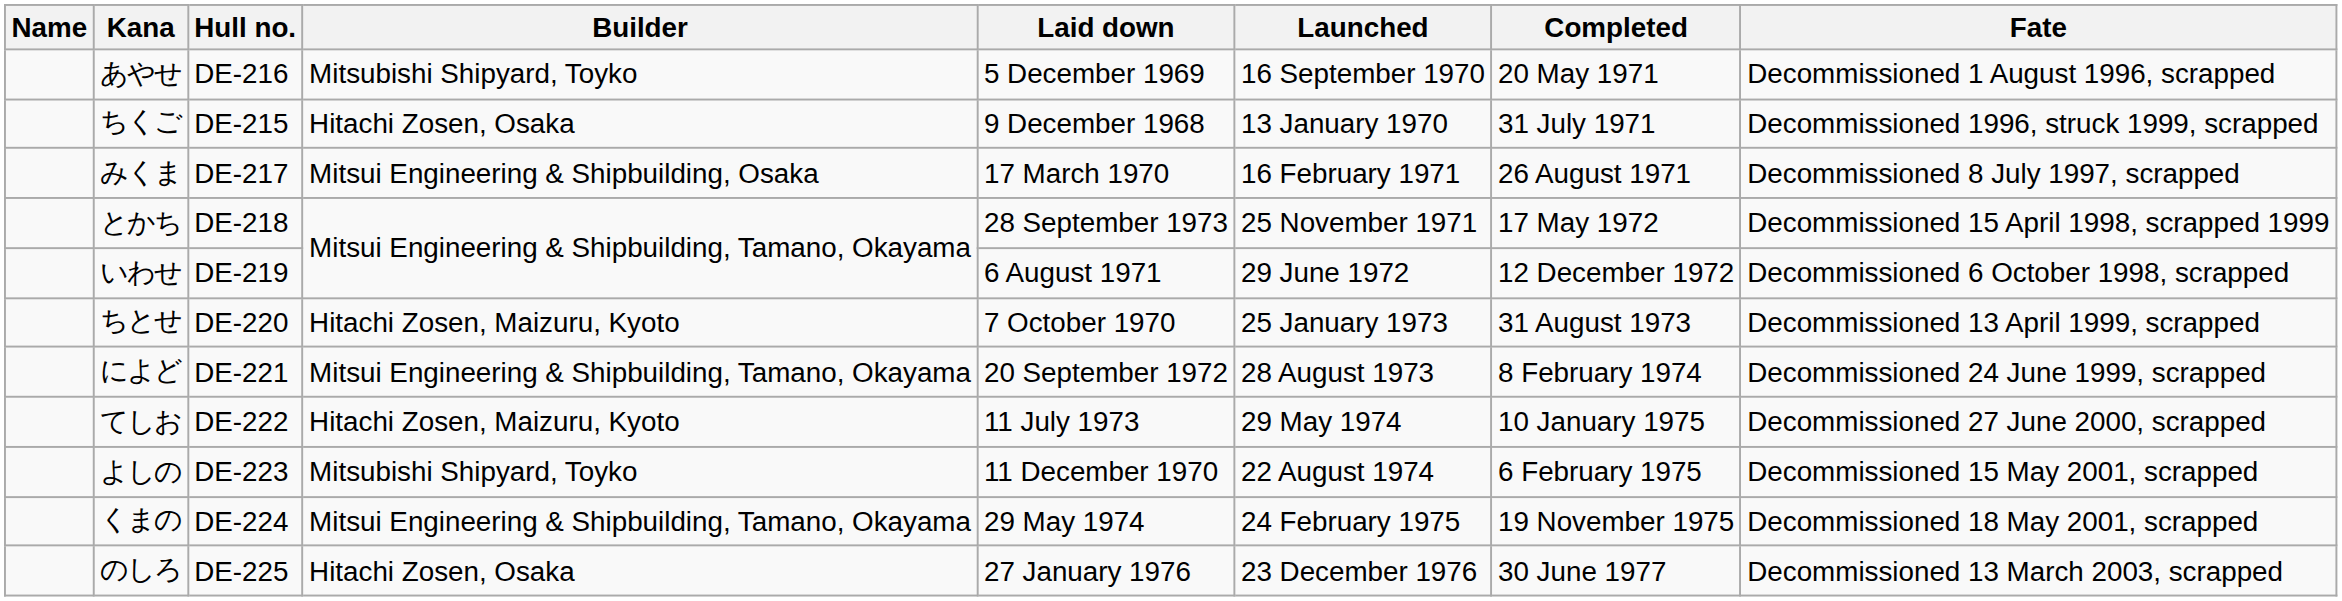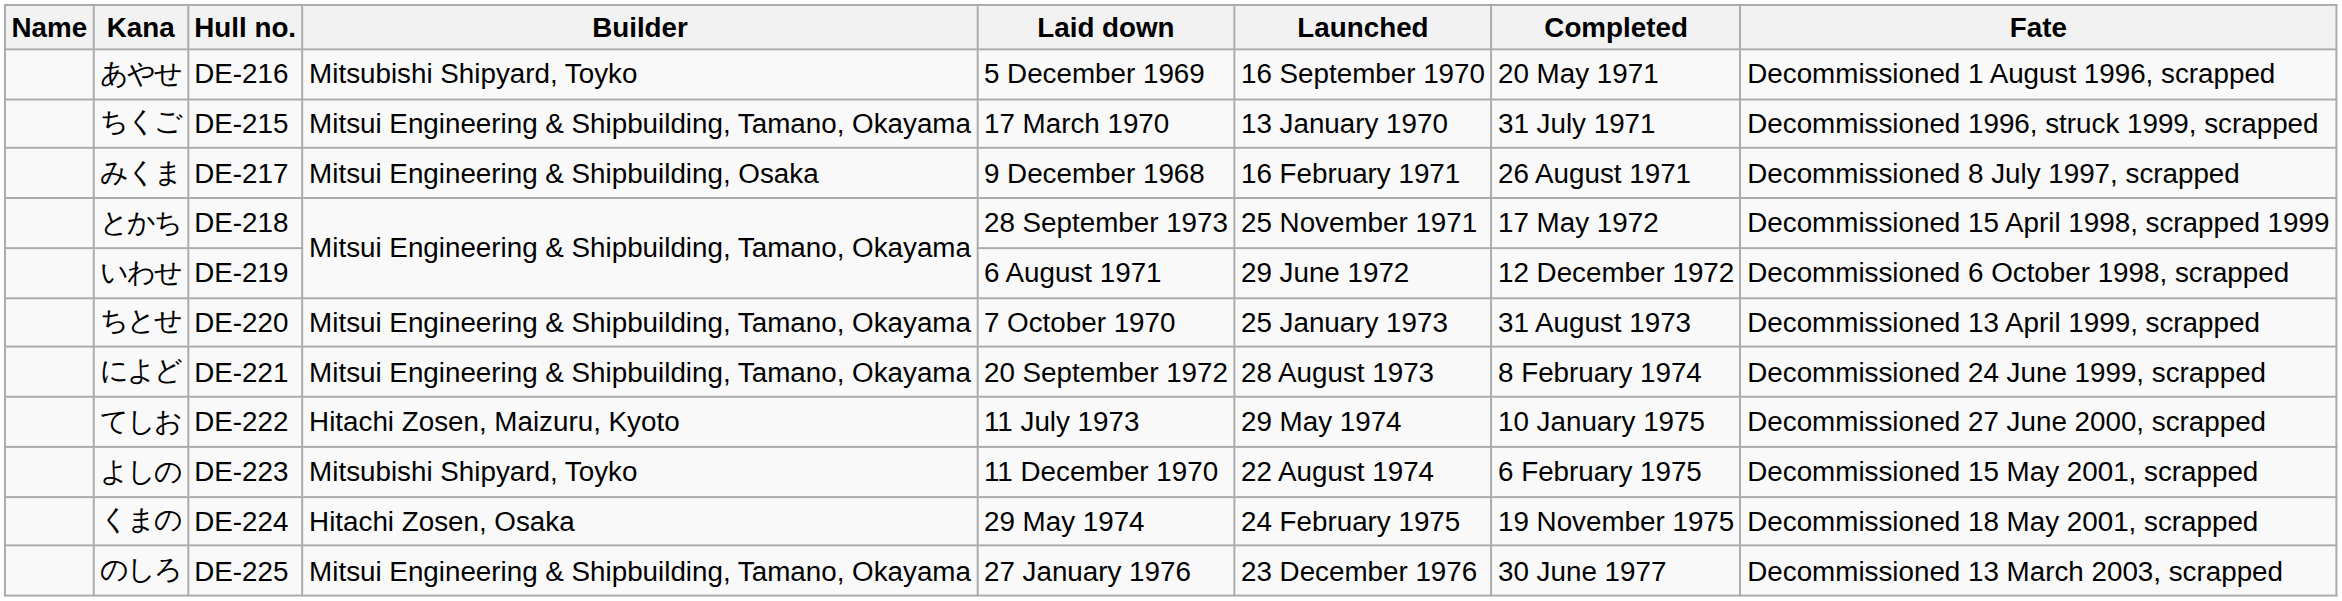(442, 124) Hitachi Zosen, Osaka -> (640, 124) Mitsui Engineering & Shipbuilding, Tamano, Okayama
(1094, 124) 9 December 1968 -> (1077, 124) 17 March 1970
(1077, 174) 17 March 1970 -> (1094, 174) 9 December 1968
(494, 323) Hitachi Zosen, Maizuru, Kyoto -> (640, 323) Mitsui Engineering & Shipbuilding, Tamano, Okayama
(640, 521) Mitsui Engineering & Shipbuilding, Tamano, Okayama -> (442, 521) Hitachi Zosen, Osaka
(442, 571) Hitachi Zosen, Osaka -> (640, 571) Mitsui Engineering & Shipbuilding, Tamano, Okayama
